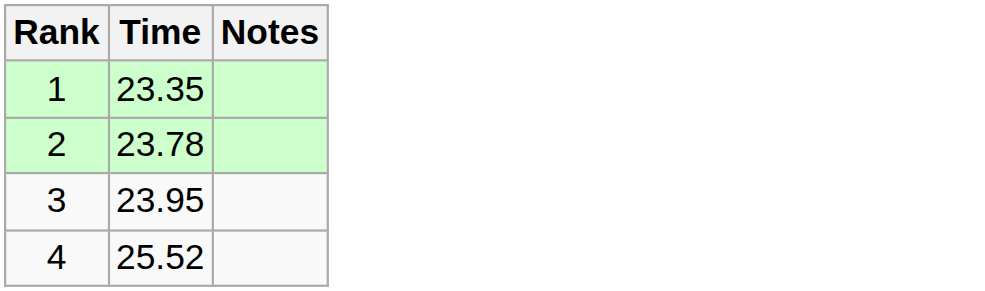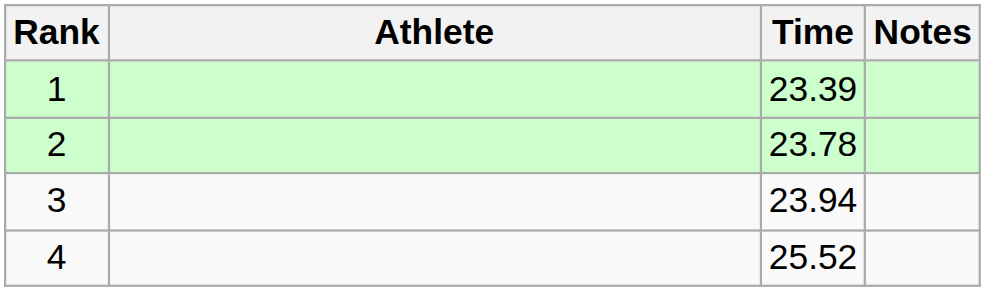+ column: (434, 32)
(160, 88) 23.35 -> (813, 88) 23.39
(160, 200) 23.95 -> (813, 200) 23.94
